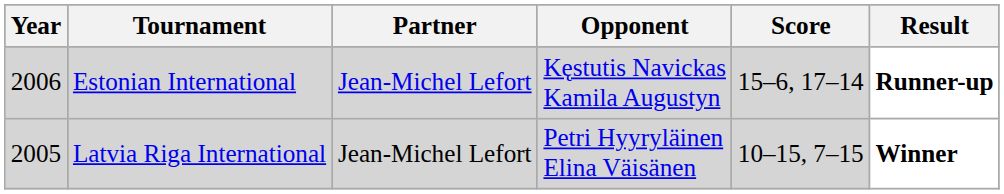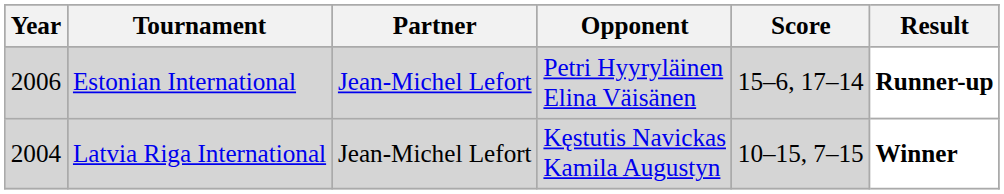(635, 82) Kęstutis Navickas Kamila Augustyn -> (633, 82) Petri Hyyryläinen Elina Väisänen
(36, 153) 2005 -> (36, 153) 2004
(633, 153) Petri Hyyryläinen Elina Väisänen -> (635, 153) Kęstutis Navickas Kamila Augustyn
